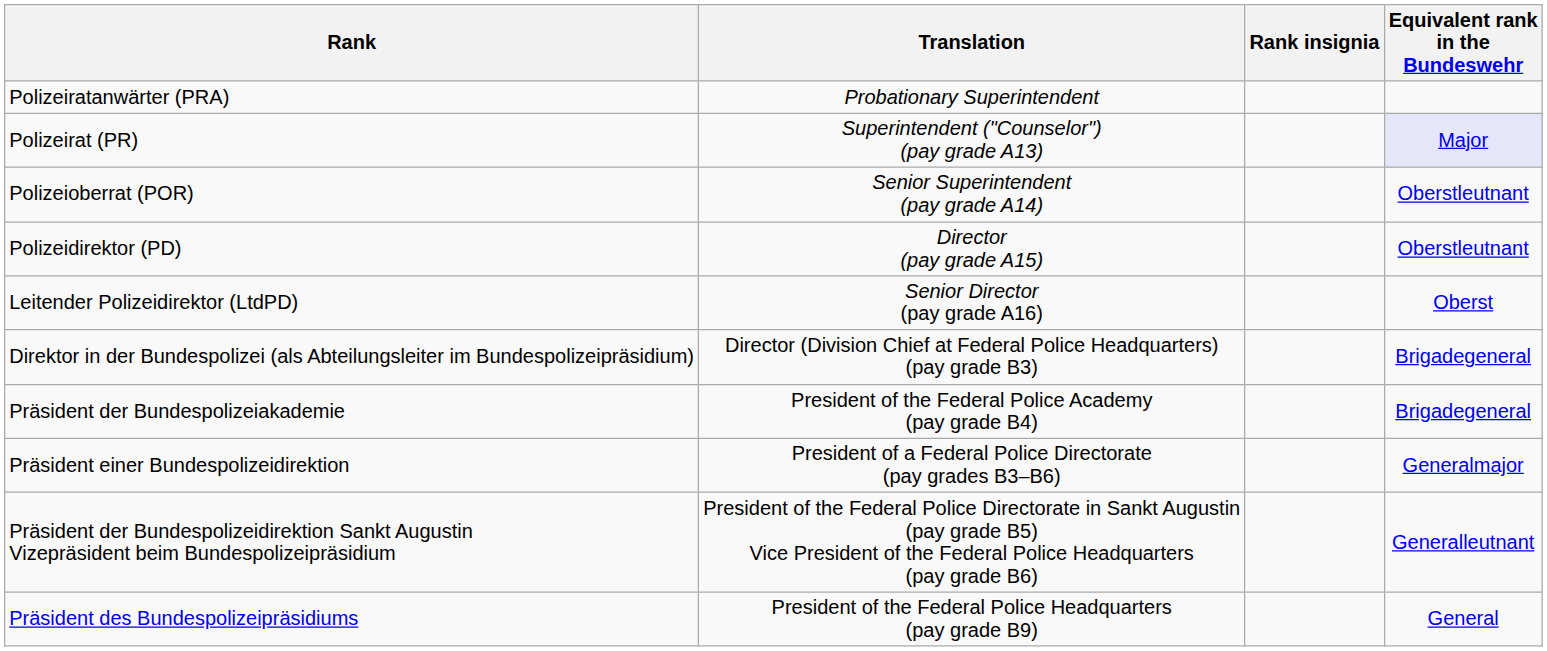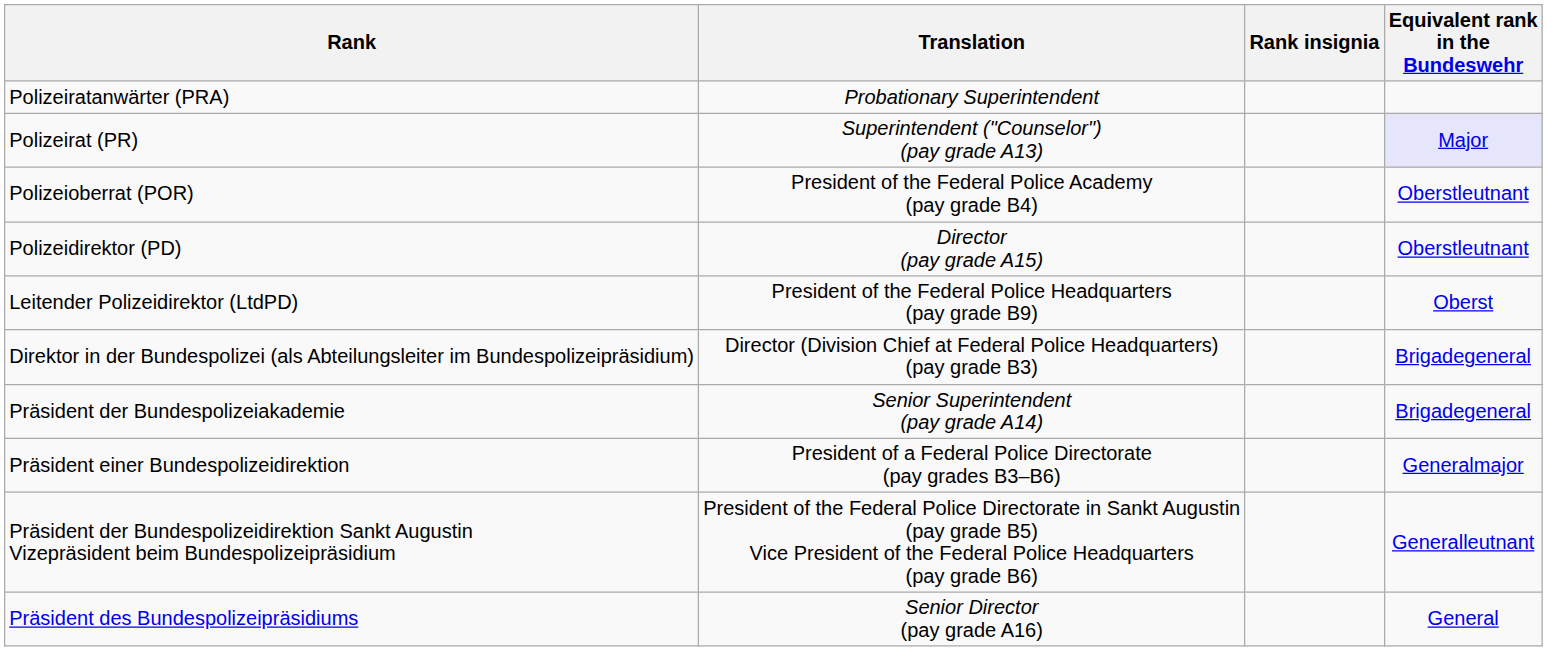(972, 194) Senior Superintendent (pay grade A14) -> (972, 194) President of the Federal Police Academy (pay grade B4)
(972, 302) Senior Director (pay grade A16) -> (972, 302) President of the Federal Police Headquarters (pay grade B9)
(972, 411) President of the Federal Police Academy (pay grade B4) -> (972, 411) Senior Superintendent (pay grade A14)
(972, 618) President of the Federal Police Headquarters (pay grade B9) -> (972, 618) Senior Director (pay grade A16)
